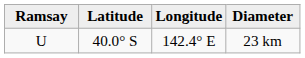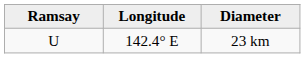- column: (115, 16)
